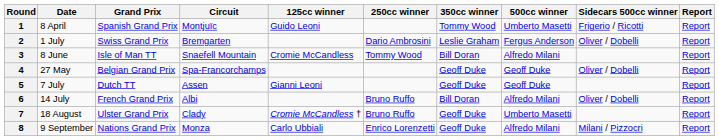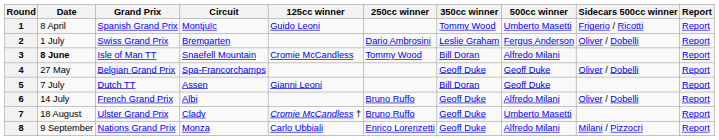(54, 55) normal -> (55, 55) bold
(463, 84) Geoff Duke -> (459, 84) Bill Doran
(459, 99) Bill Doran -> (463, 99) Geoff Duke
